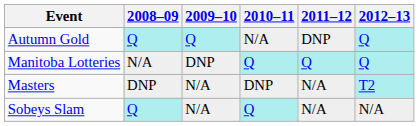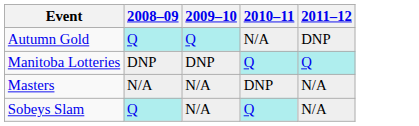- column: (384, 16)
(140, 62) N/A -> (142, 62) DNP
(142, 86) DNP -> (140, 86) N/A
